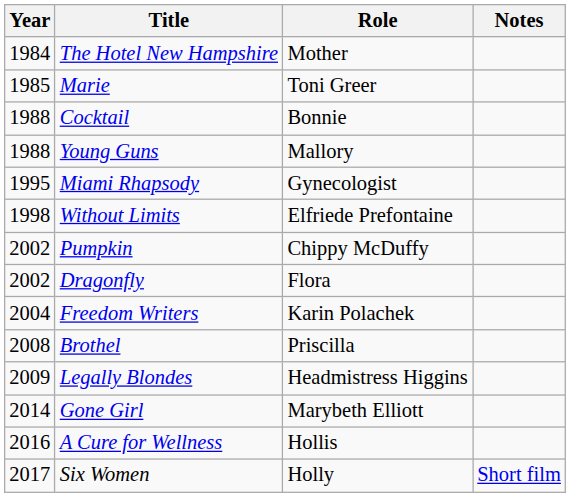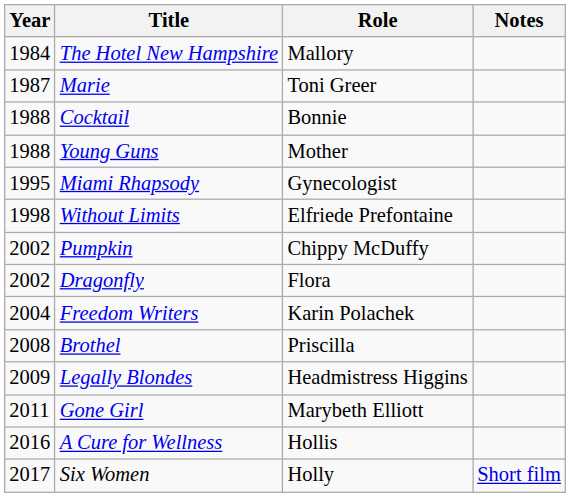(318, 53) Mother -> (320, 53) Mallory
(30, 85) 1985 -> (30, 85) 1987
(320, 150) Mallory -> (318, 150) Mother
(30, 410) 2014 -> (29, 410) 2011
